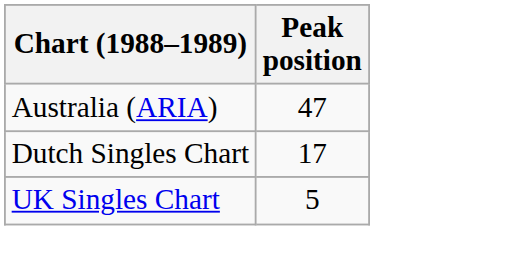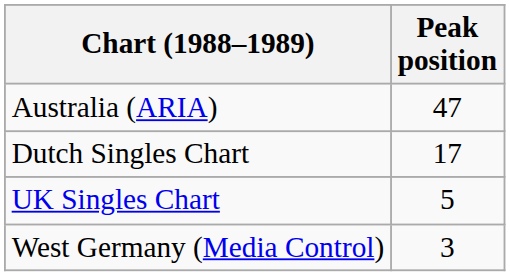+ row: (198, 246)
